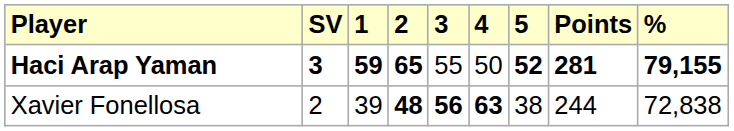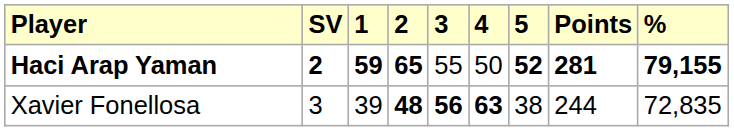(316, 65) 3 -> (316, 65) 2
(316, 105) 2 -> (316, 105) 3
(683, 105) 72,838 -> (683, 105) 72,835
